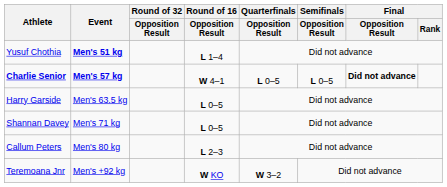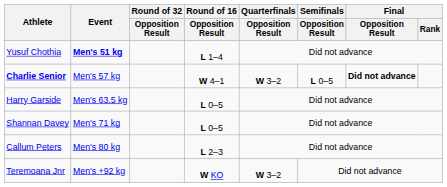(98, 76) bold -> (96, 76) normal
(268, 81) L 0–5 -> (268, 81) W 3–2
